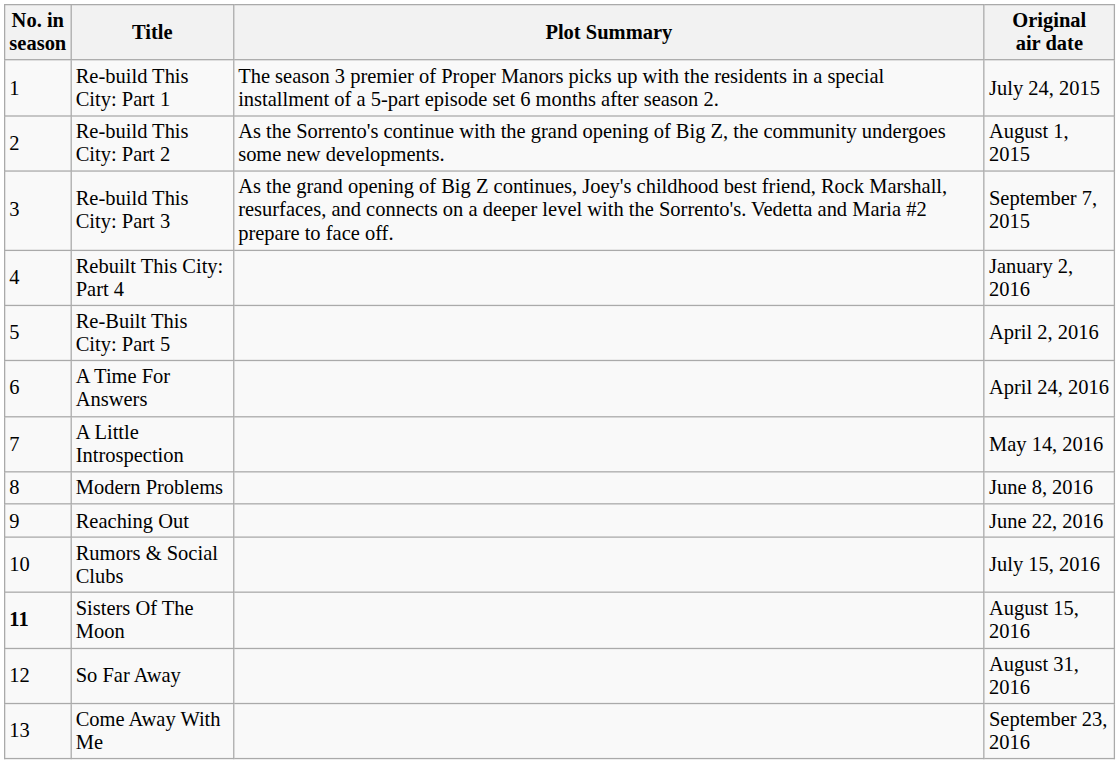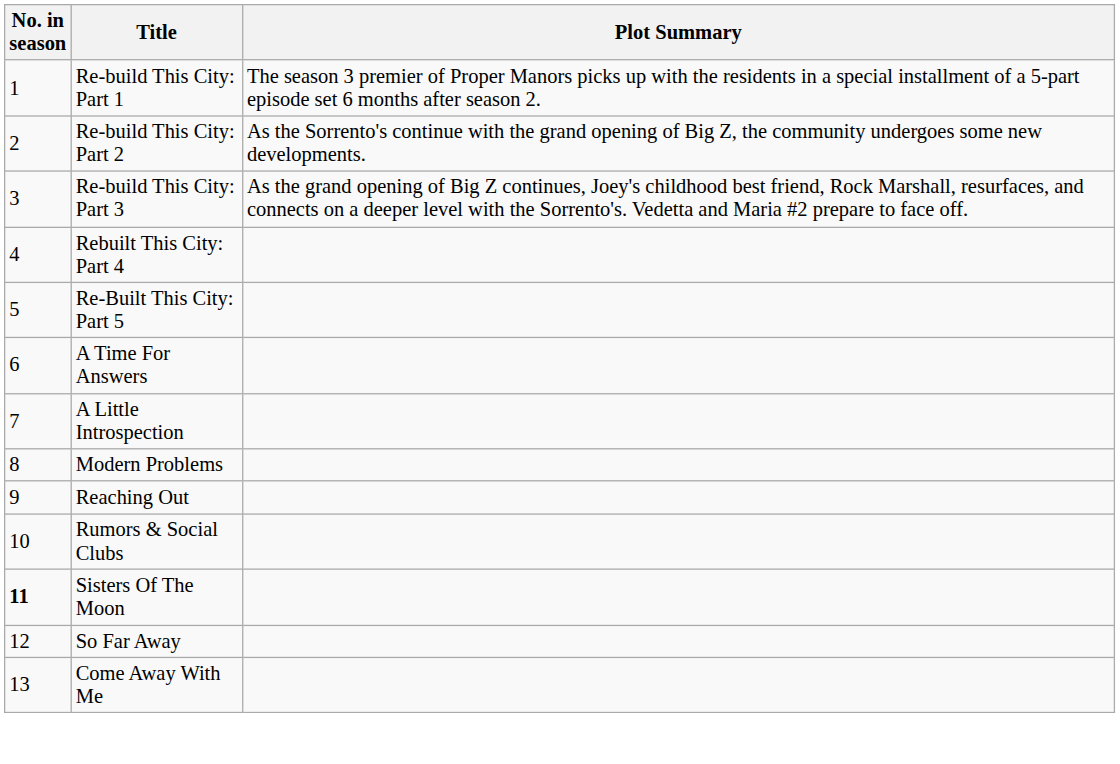- column: (1049, 32)
